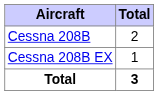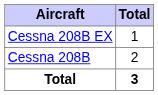rows swapped: (49, 36) <-> (60, 58)
